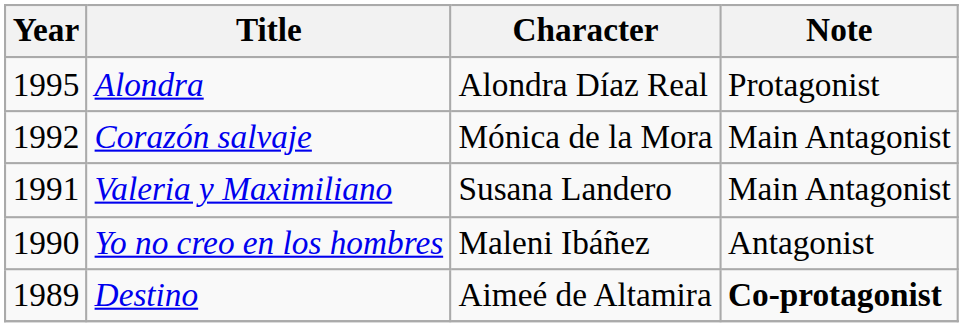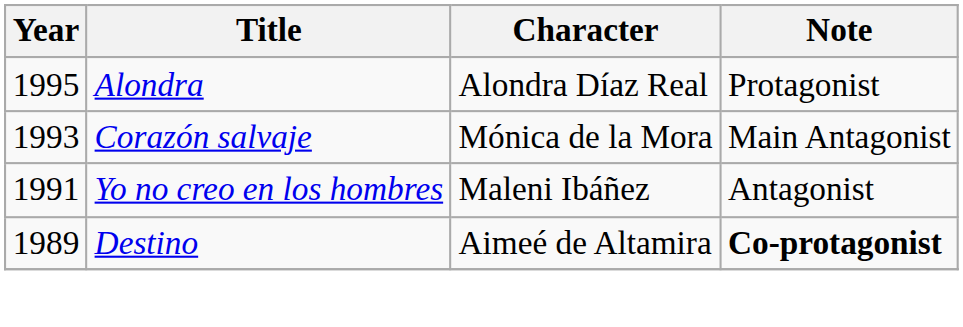(46, 136) 1992 -> (46, 136) 1993
- row: (243, 189)
(46, 242) 1990 -> (46, 189) 1991
